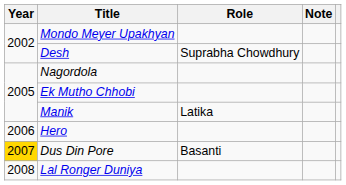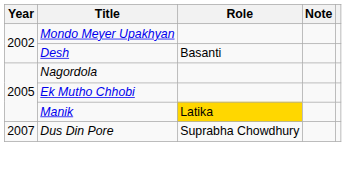(240, 53) Suprabha Chowdhury -> (201, 53) Basanti
(197, 111) no background -> (197, 111) gold background
- row: (54, 131)
(21, 151) gold background -> (21, 131) no background
(201, 151) Basanti -> (240, 131) Suprabha Chowdhury
- row: (91, 170)
